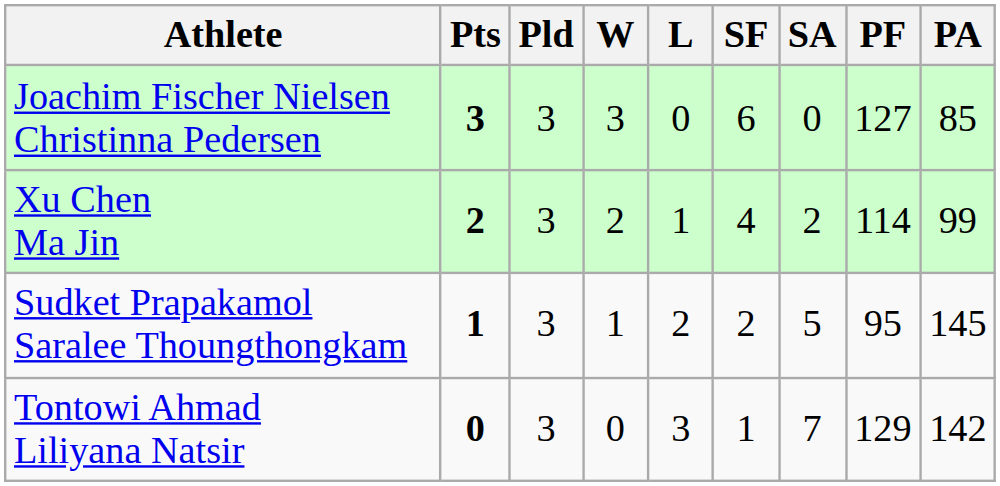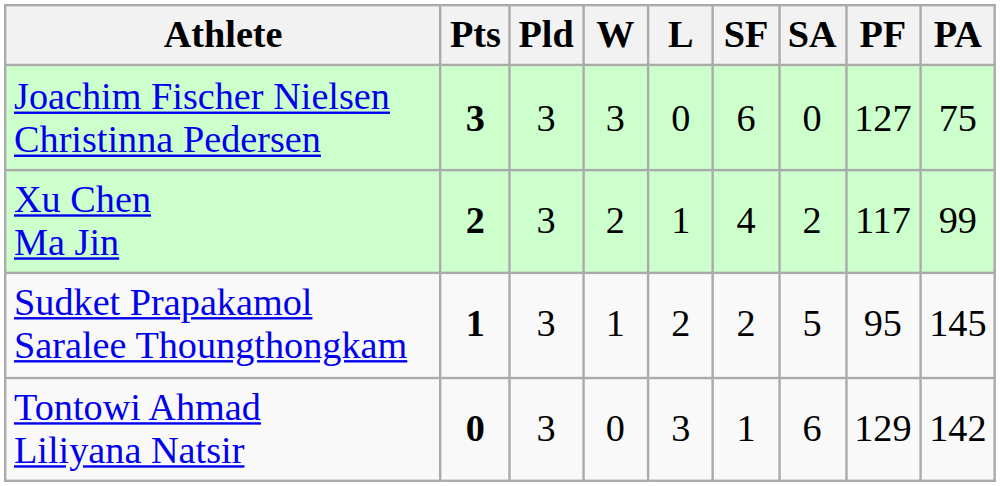(958, 116) 85 -> (958, 116) 75
(883, 220) 114 -> (883, 220) 117
(812, 427) 7 -> (812, 427) 6
